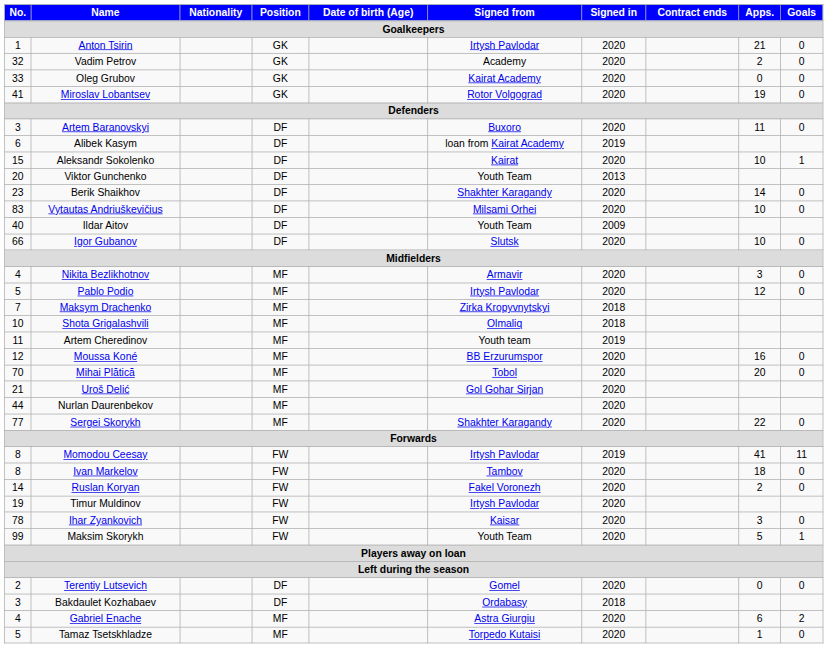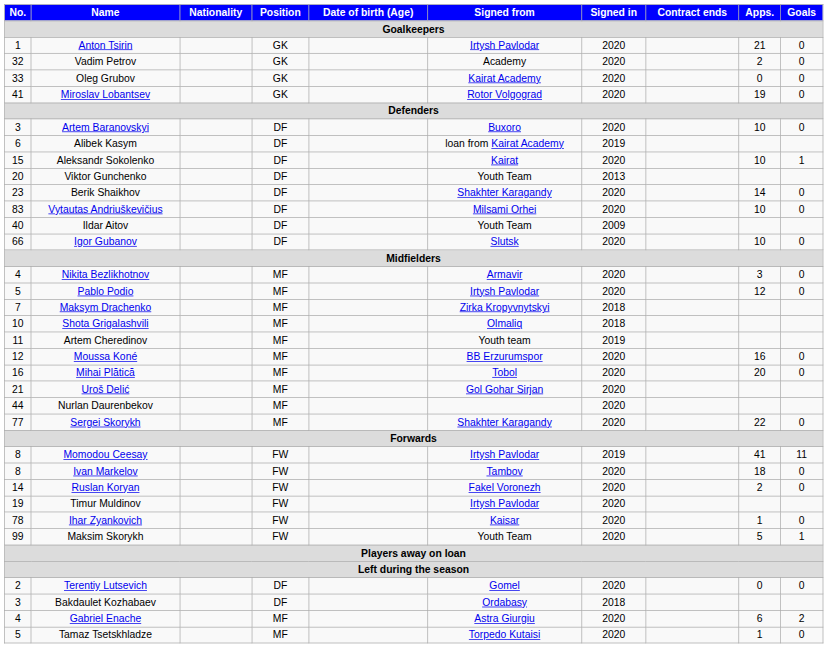(760, 128) 11 -> (760, 128) 10
(18, 373) 70 -> (18, 373) 16
(760, 521) 3 -> (760, 521) 1
